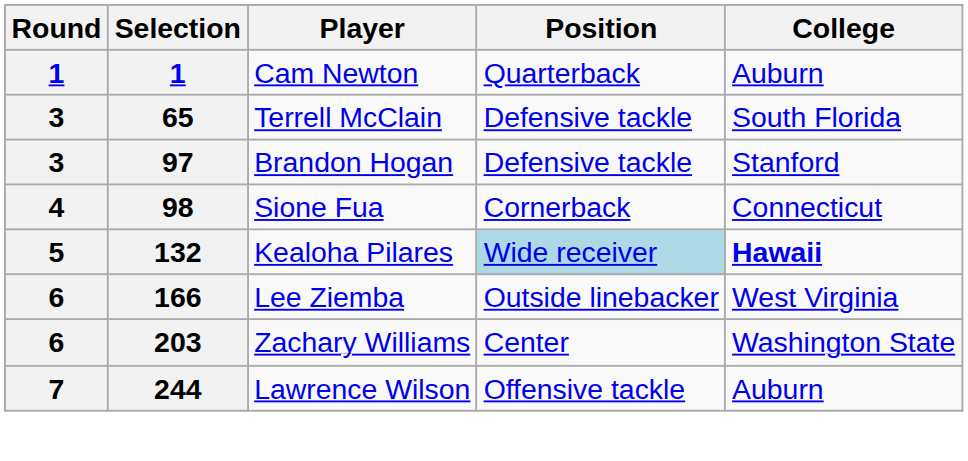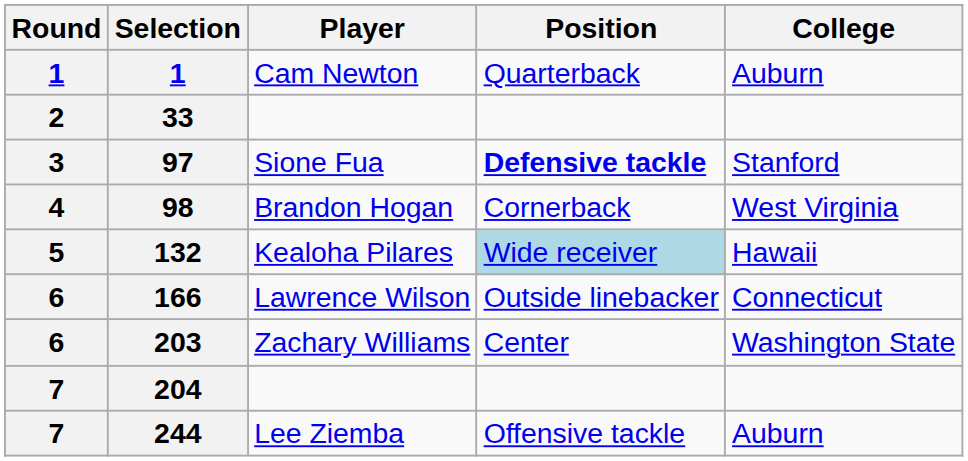+ row: (178, 118)
- row: (178, 118)
(354, 163) Brandon Hogan -> (319, 163) Sione Fua
(588, 163) normal -> (595, 163) bold
(319, 208) Sione Fua -> (354, 208) Brandon Hogan
(807, 208) Connecticut -> (815, 208) West Virginia
(777, 253) bold -> (775, 253) normal
(329, 298) Lee Ziemba -> (362, 298) Lawrence Wilson
(815, 298) West Virginia -> (807, 298) Connecticut
+ row: (178, 388)
(362, 388) Lawrence Wilson -> (329, 433) Lee Ziemba
